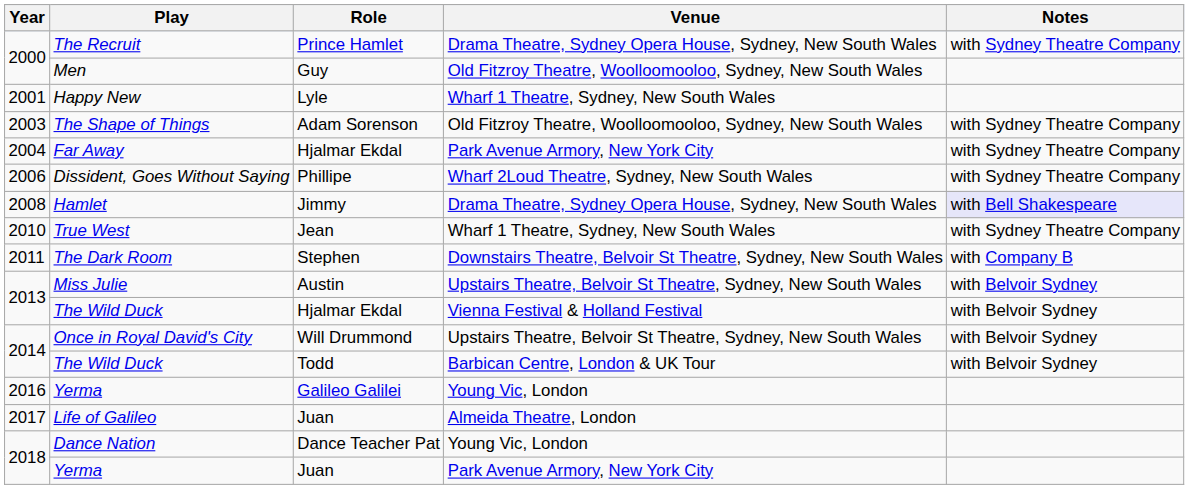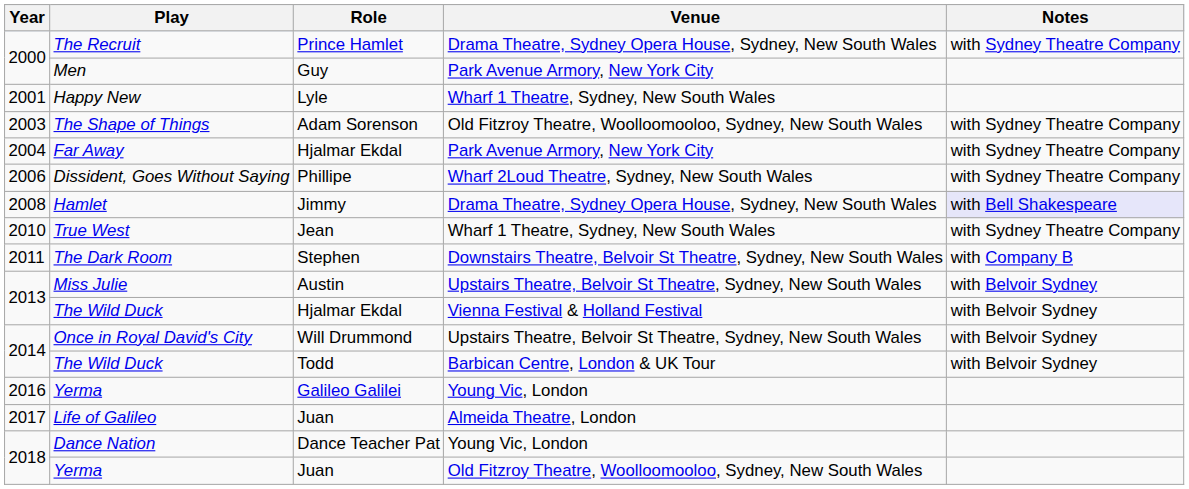(685, 71) Old Fitzroy Theatre, Woolloomooloo, Sydney, New South Wales -> (580, 71) Park Avenue Armory, New York City
(580, 470) Park Avenue Armory, New York City -> (685, 470) Old Fitzroy Theatre, Woolloomooloo, Sydney, New South Wales
